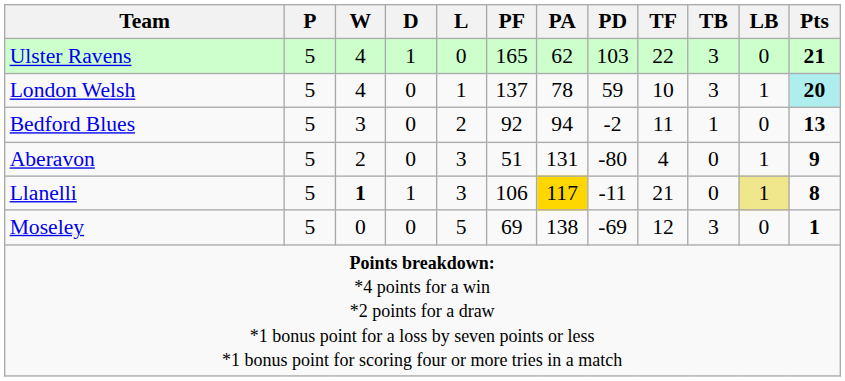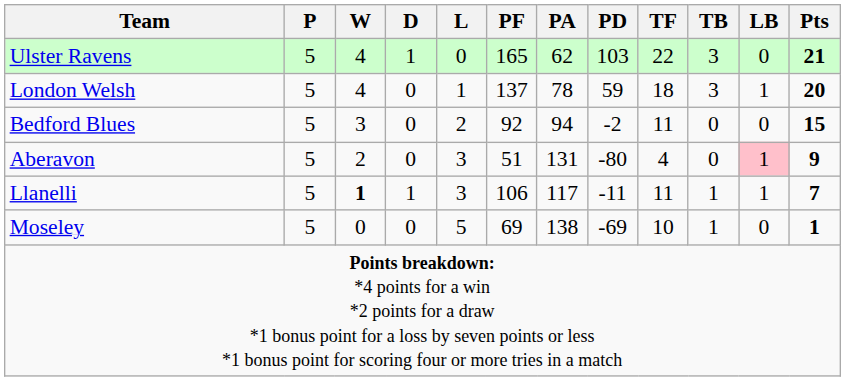(663, 90) 10 -> (663, 90) 18
(814, 90) paleturquoise background -> (814, 90) no background
(714, 124) 1 -> (714, 124) 0
(814, 124) 13 -> (814, 124) 15
(764, 158) no background -> (764, 158) pink background
(562, 192) gold background -> (562, 192) no background
(663, 192) 21 -> (663, 192) 11
(714, 192) 0 -> (714, 192) 1
(764, 192) khaki background -> (764, 192) no background
(814, 192) 8 -> (814, 192) 7
(663, 227) 12 -> (663, 227) 10
(714, 227) 3 -> (714, 227) 1
